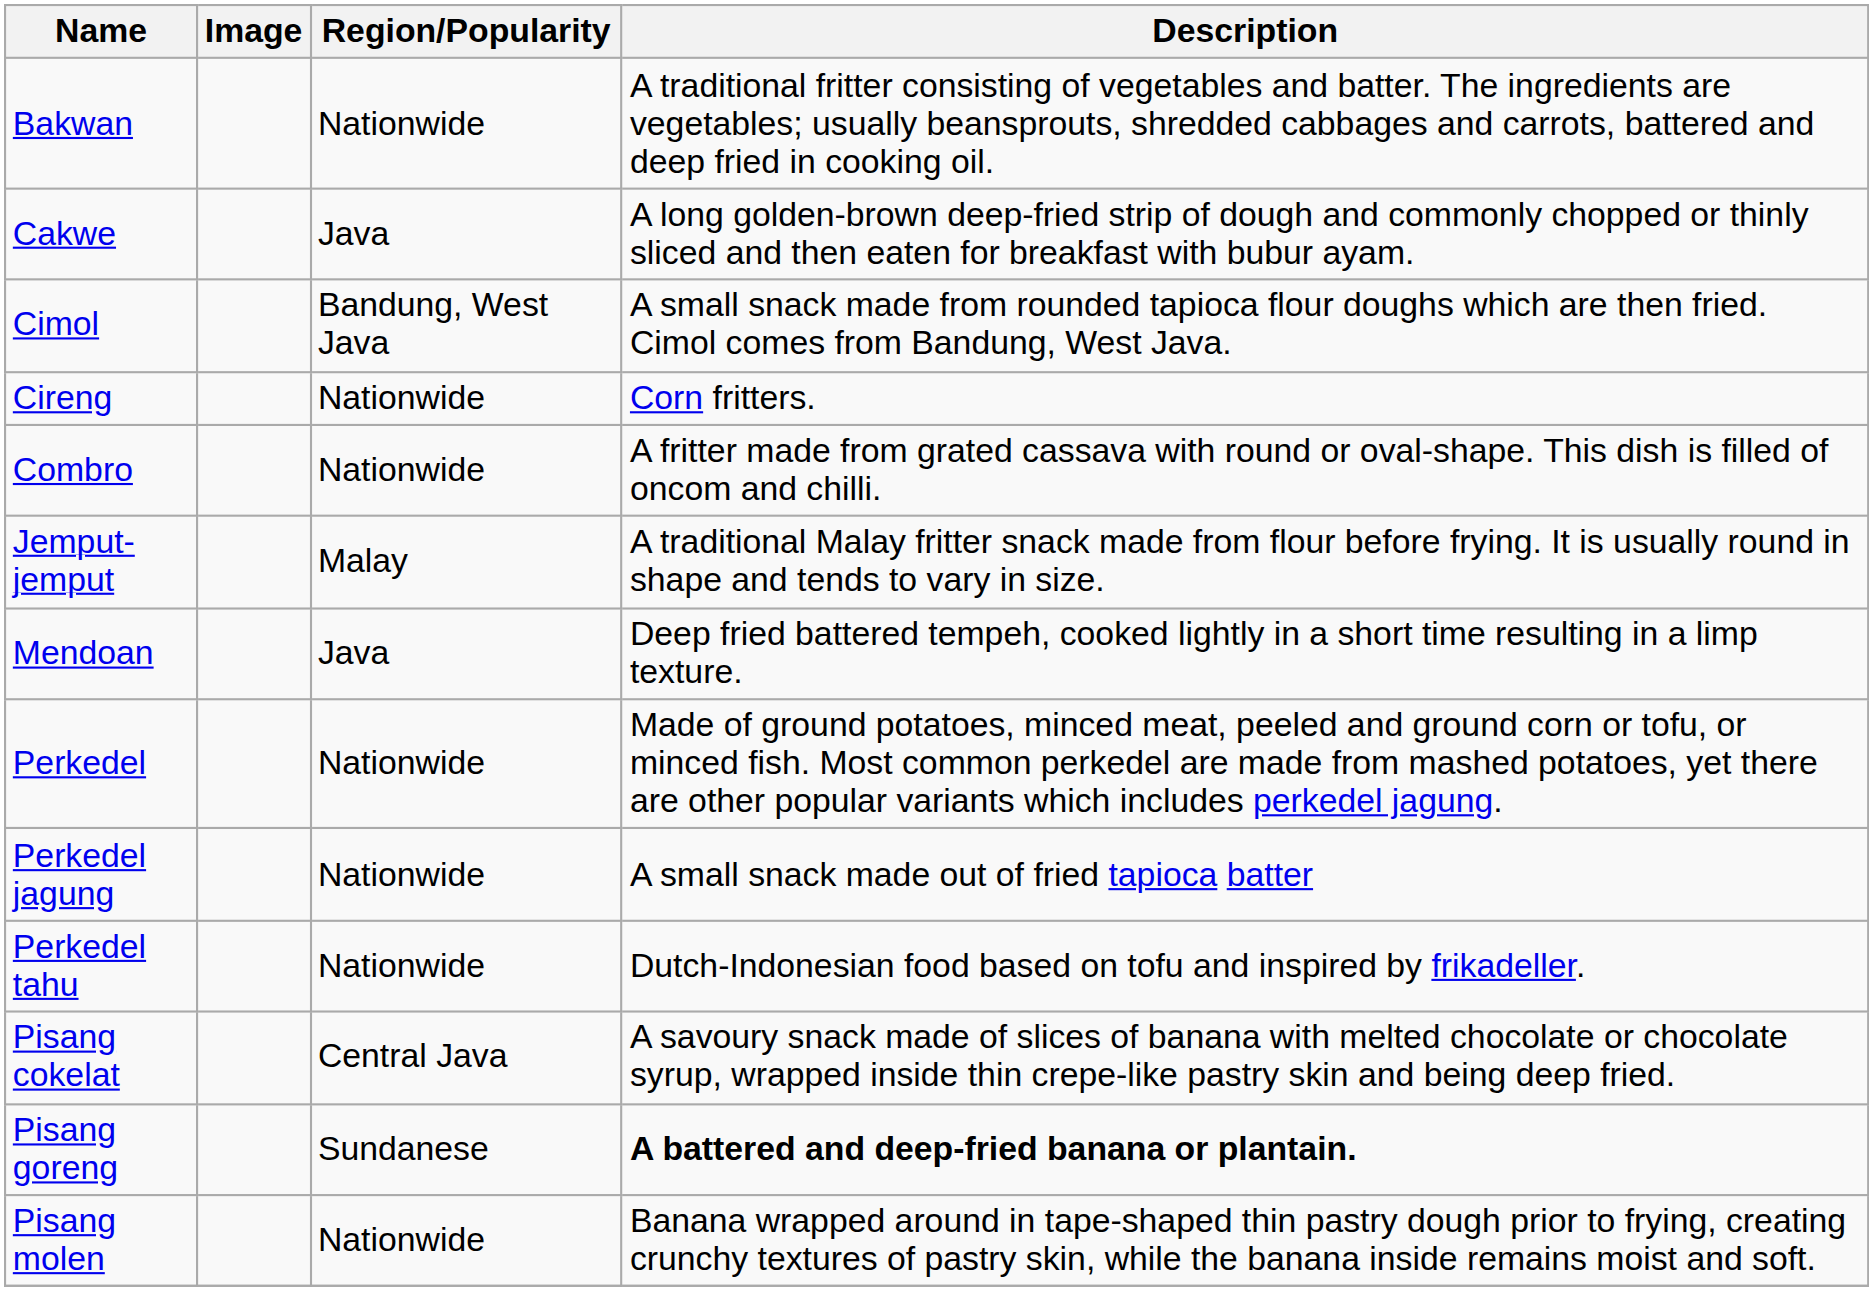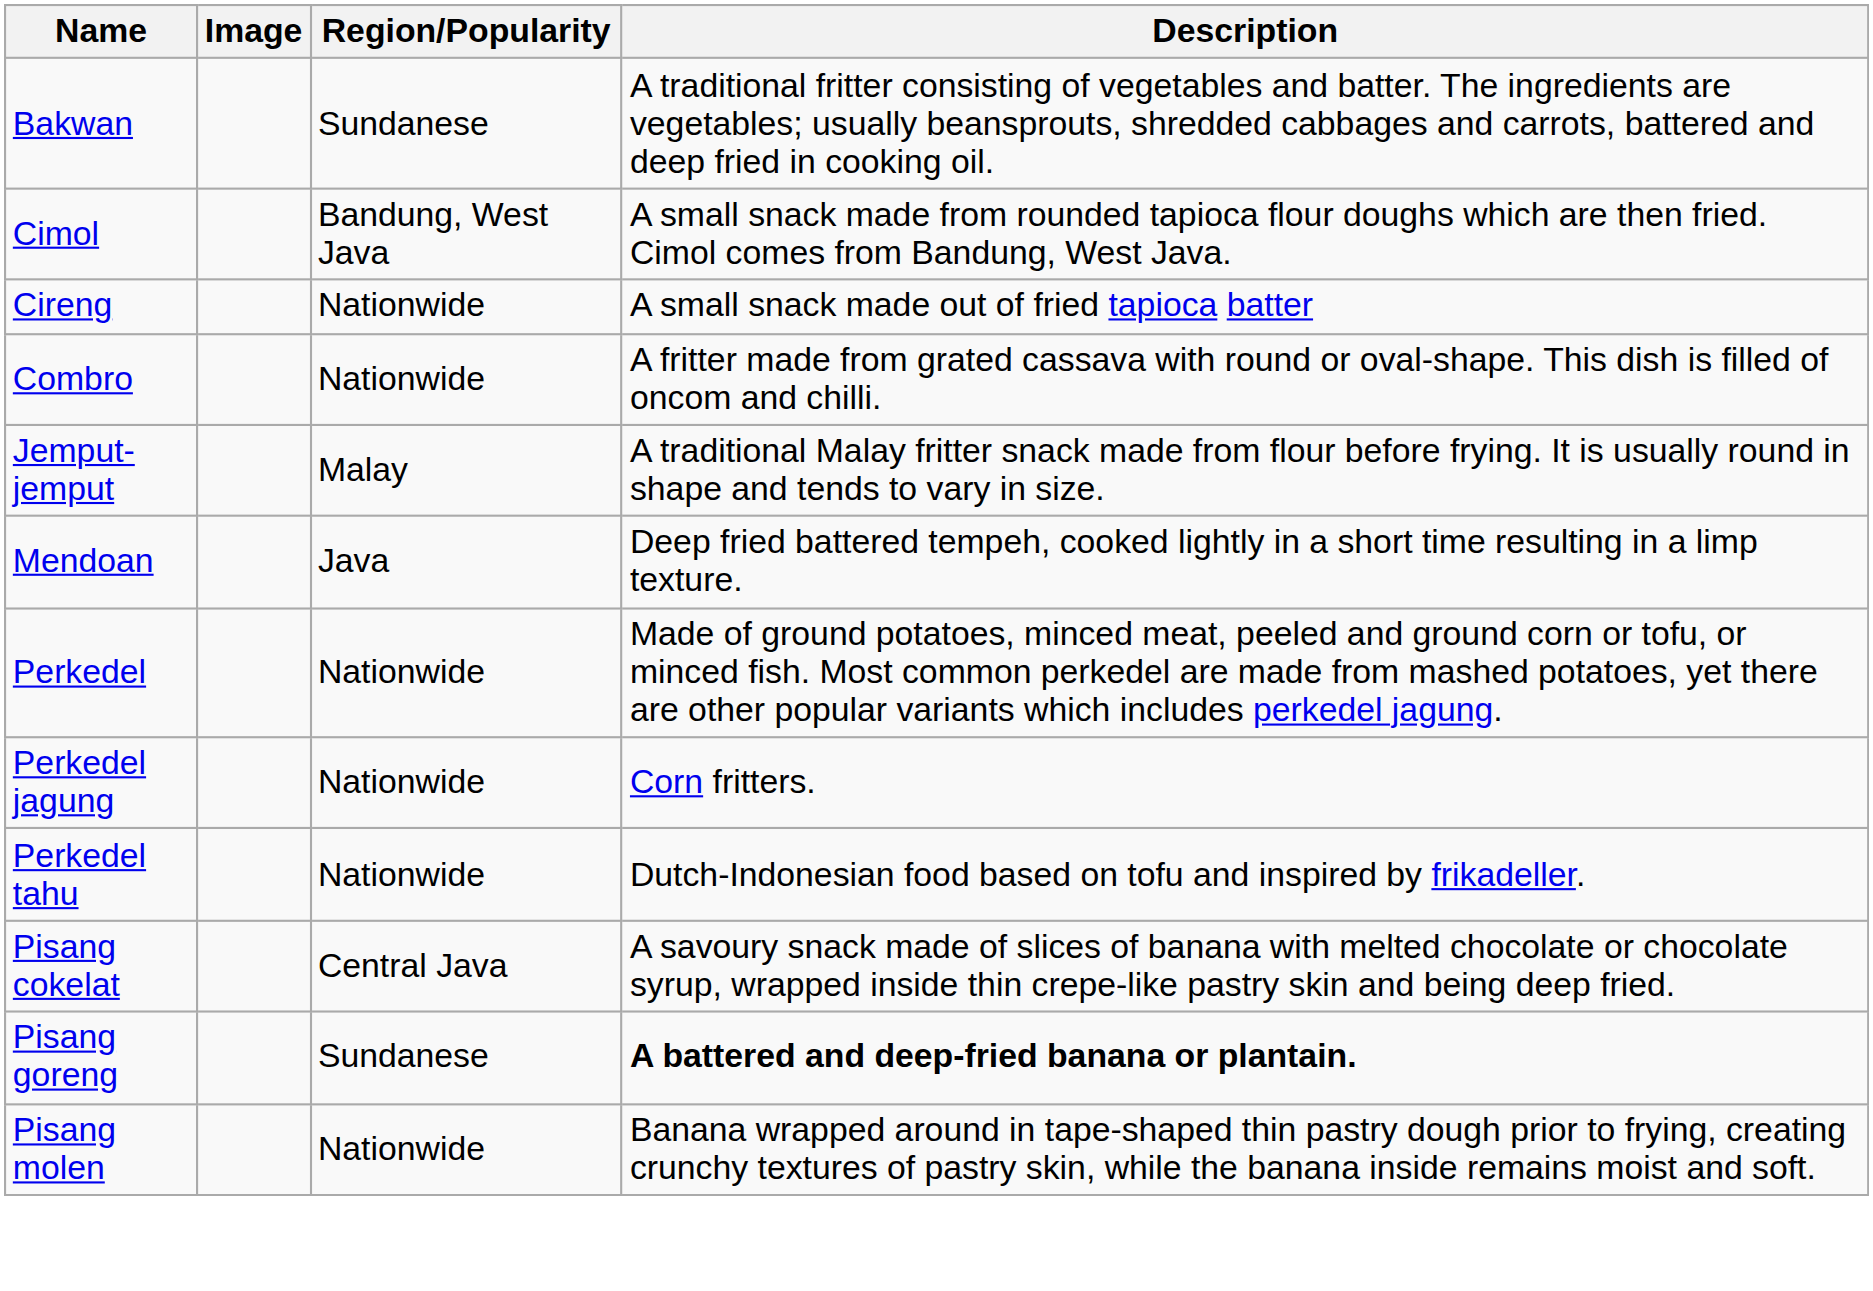(401, 122) Nationwide -> (403, 122) Sundanese
- row: (64, 233)
(723, 397) Corn fritters. -> (972, 305) A small snack made out of fried tapioca batter
(972, 873) A small snack made out of fried tapioca batter -> (723, 782) Corn fritters.
